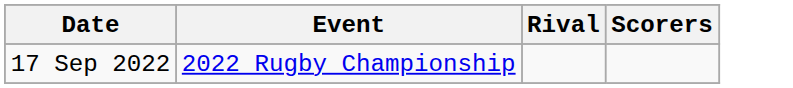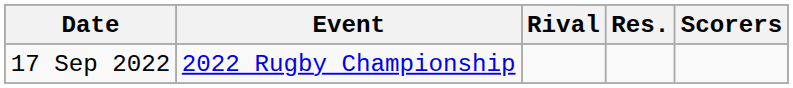+ column: (640, 25)
